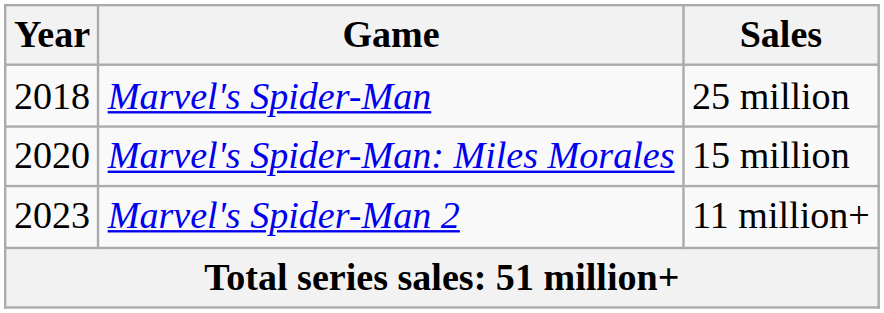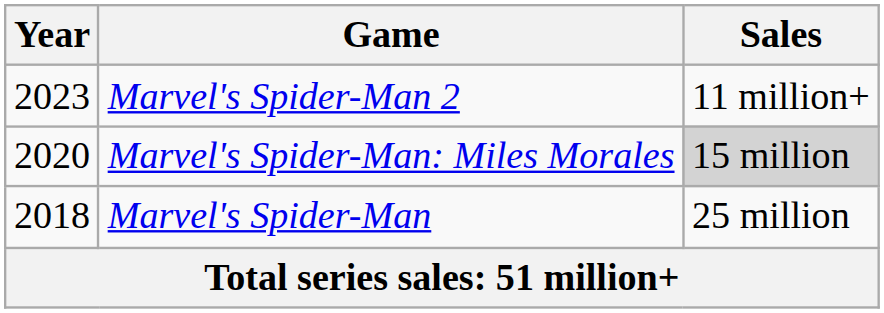rows swapped: (269, 95) <-> (284, 215)
(771, 155) no background -> (771, 155) lightgrey background
